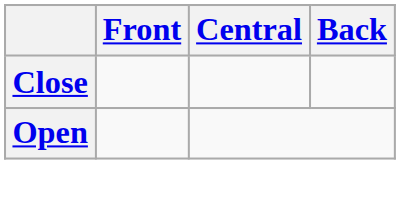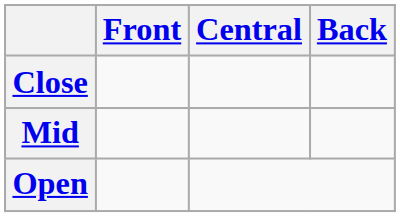+ row: (50, 132)
